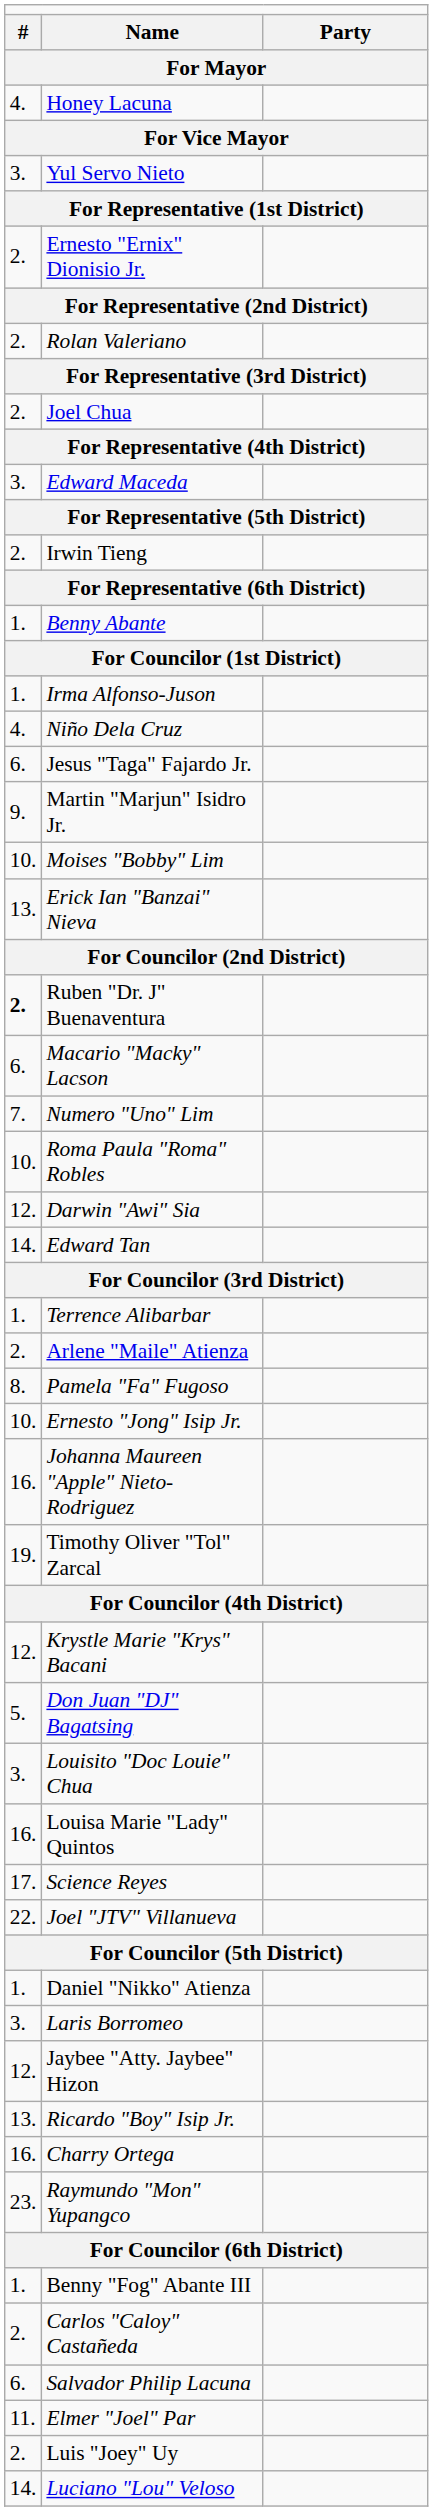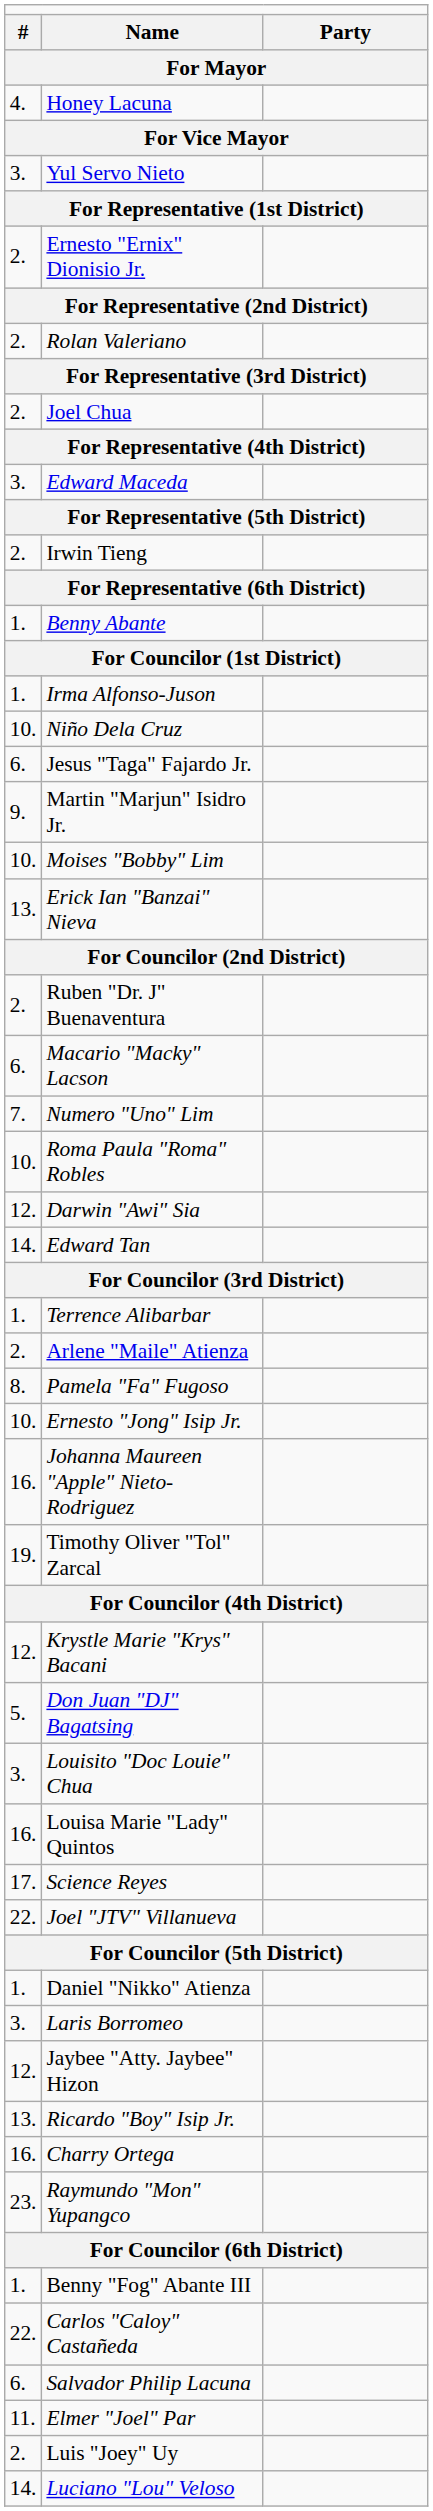(18, 729) 4. -> (23, 729) 10.
(18, 1004) bold -> (18, 1004) normal
(18, 2333) 2. -> (23, 2333) 22.
